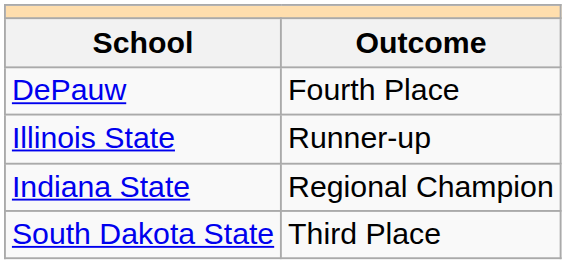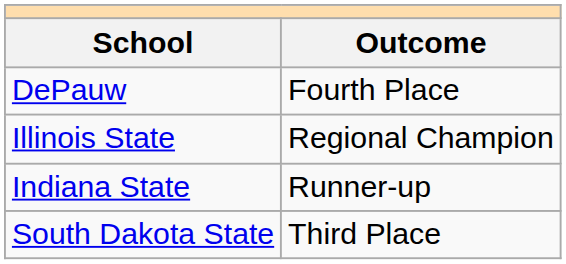(360, 138) Runner-up -> (421, 138) Regional Champion
(421, 186) Regional Champion -> (360, 186) Runner-up
